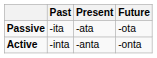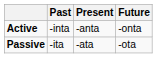rows swapped: (22, 45) <-> (26, 28)
